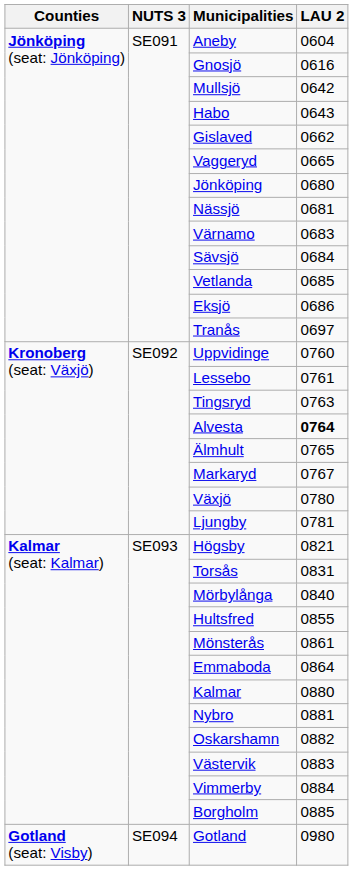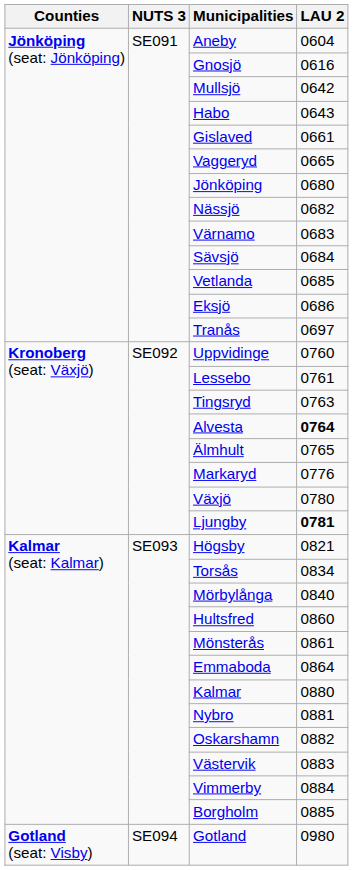(317, 137) 0662 -> (317, 137) 0661
(317, 209) 0681 -> (317, 209) 0682
(317, 474) 0767 -> (317, 474) 0776
(317, 522) normal -> (317, 522) bold
(317, 570) 0831 -> (317, 570) 0834
(317, 619) 0855 -> (317, 619) 0860
